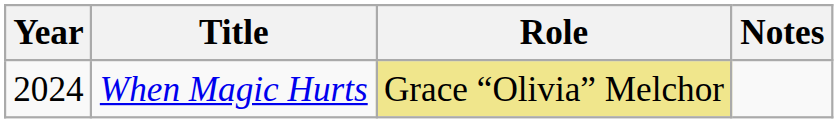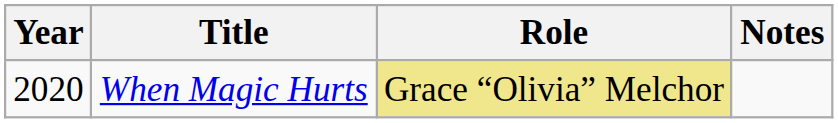(48, 88) 2024 -> (48, 88) 2020
